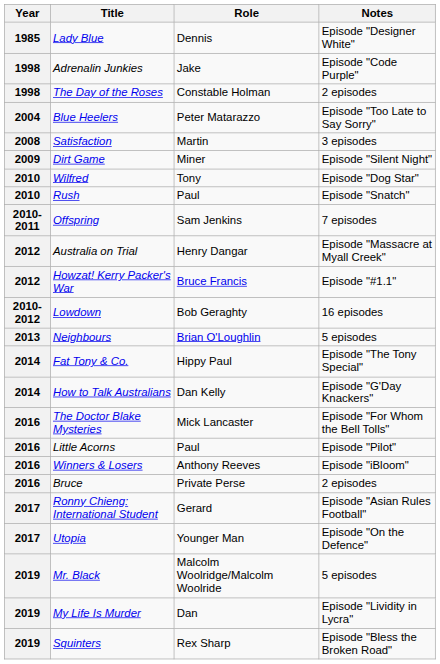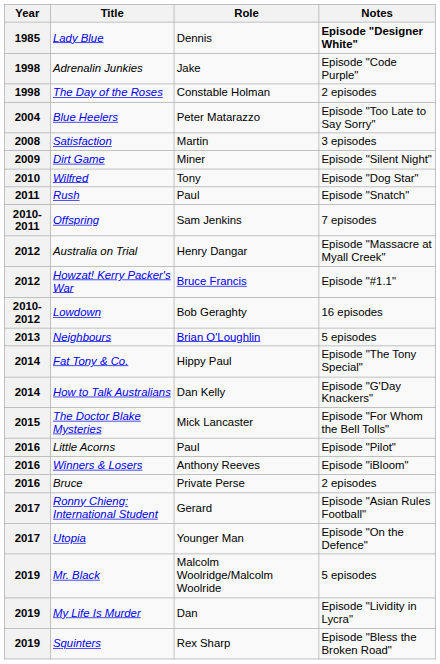(369, 37) normal -> (372, 37) bold
(27, 195) 2010 -> (27, 195) 2011
(27, 423) 2016 -> (27, 423) 2015
